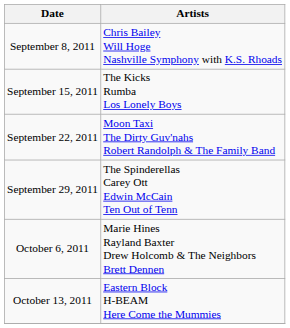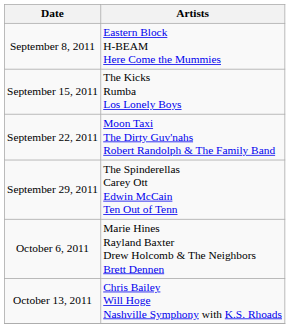(193, 46) Chris Bailey Will Hoge Nashville Symphony with K.S. Rhoads -> (162, 46) Eastern Block H-BEAM Here Come the Mummies
(162, 301) Eastern Block H-BEAM Here Come the Mummies -> (193, 301) Chris Bailey Will Hoge Nashville Symphony with K.S. Rhoads
